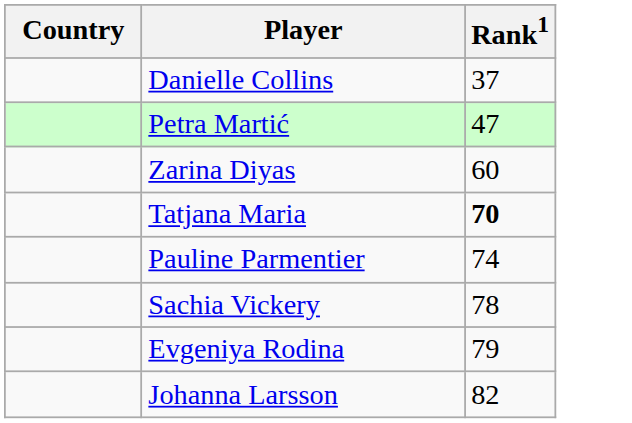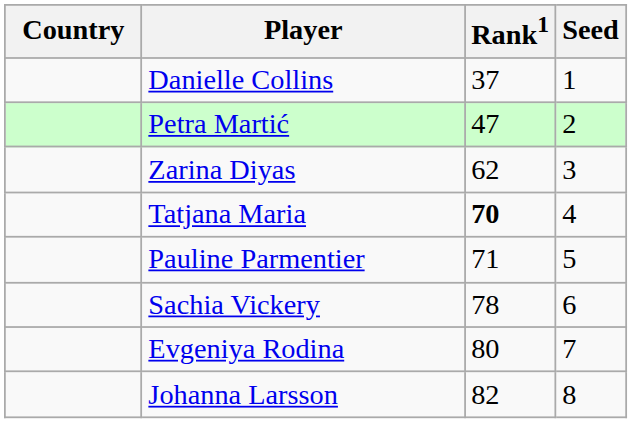+ column: (590, 30)
(485, 169) 60 -> (485, 169) 62
(485, 259) 74 -> (485, 259) 71
(485, 349) 79 -> (485, 349) 80
